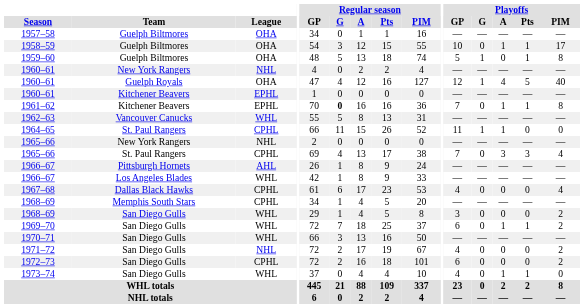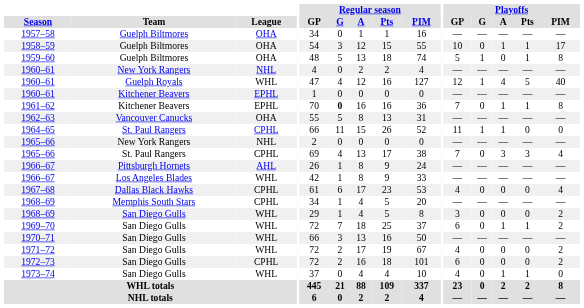(266, 82) OHA -> (266, 82) WHL
(266, 118) WHL -> (266, 118) OHA
(266, 250) NHL -> (266, 250) WHL
